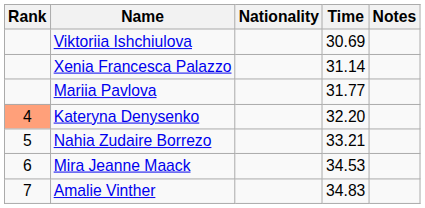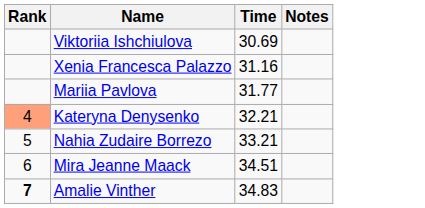- column: (279, 16)
(346, 66) 31.14 -> (258, 66) 31.16
(346, 116) 32.20 -> (258, 116) 32.21
(346, 166) 34.53 -> (258, 166) 34.51
(27, 191) normal -> (27, 191) bold
